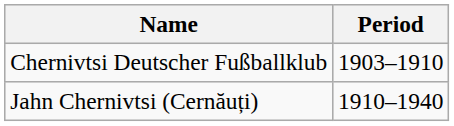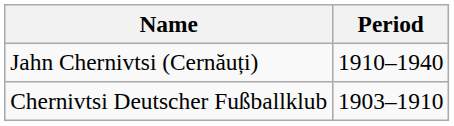rows swapped: (169, 62) <-> (134, 101)
